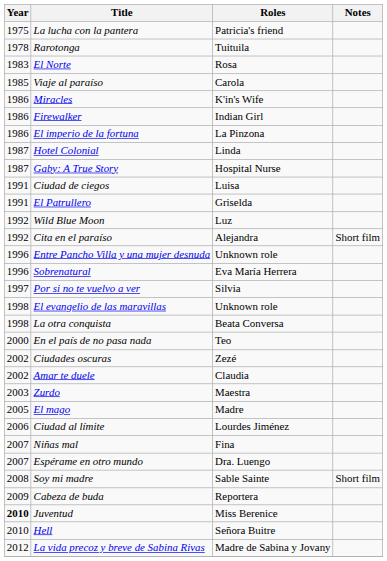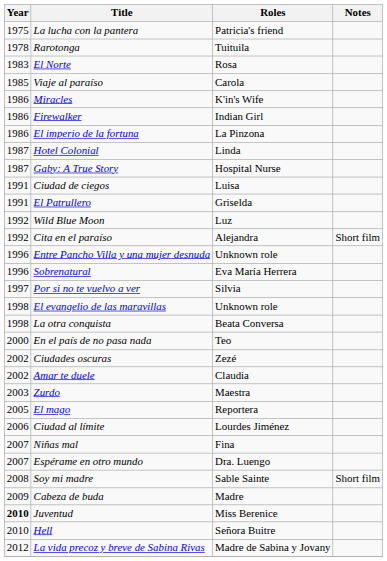(229, 409) Madre -> (237, 409) Reportera
(237, 496) Reportera -> (229, 496) Madre
